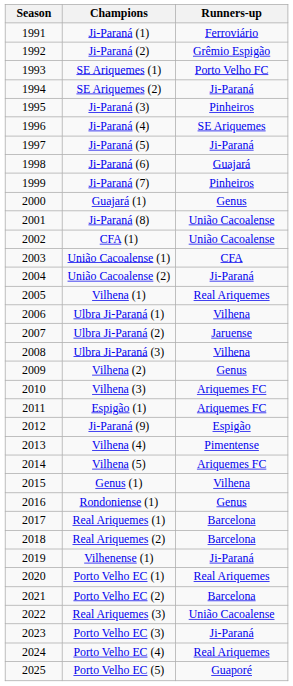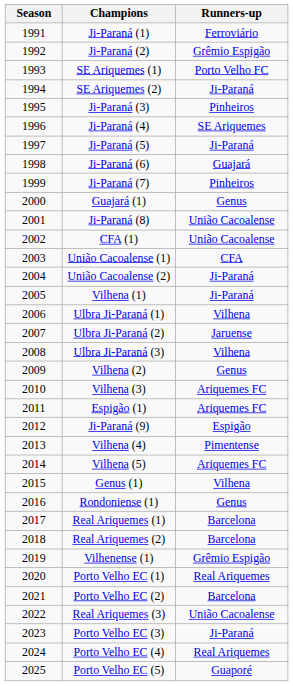(232, 295) Real Ariquemes -> (232, 295) Ji-Paraná
(232, 558) Ji-Paraná -> (232, 558) Grêmio Espigão
